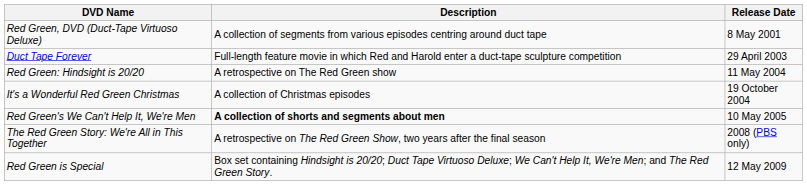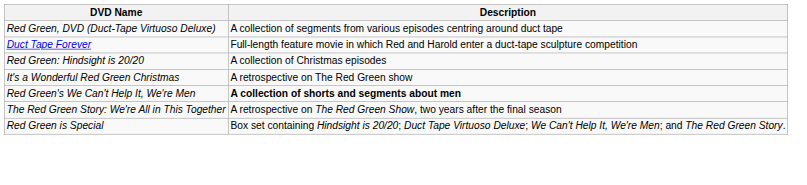- column: (764, 12)
(305, 72) A retrospective on The Red Green show -> (308, 61) A collection of Christmas episodes
(292, 94) A collection of Christmas episodes -> (321, 77) A retrospective on The Red Green show
